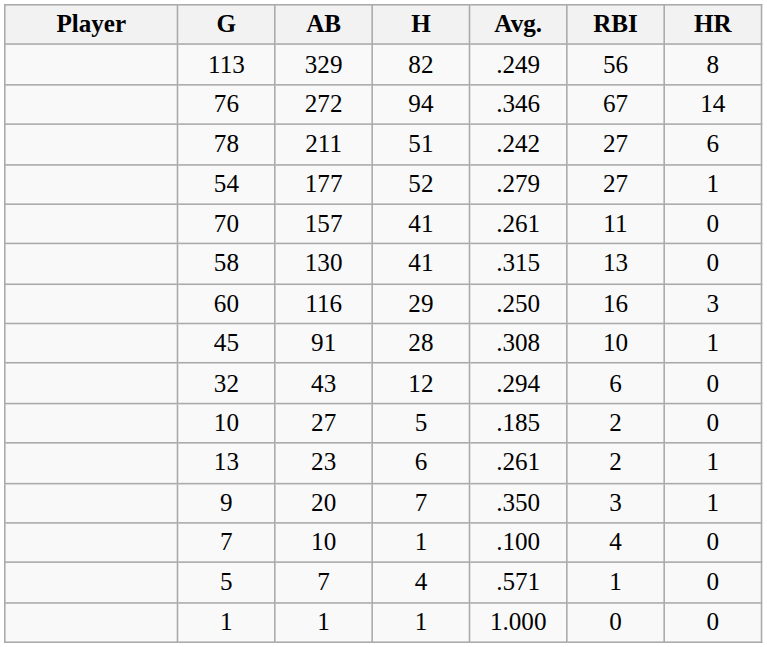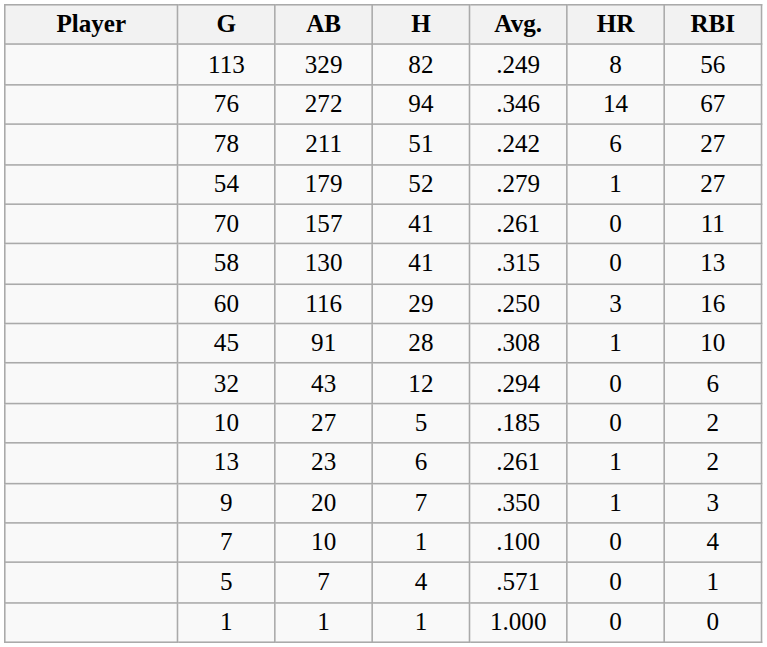columns swapped: (713, 24) <-> (615, 24)
(324, 183) 177 -> (324, 183) 179
